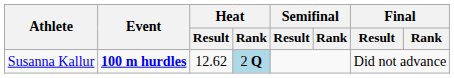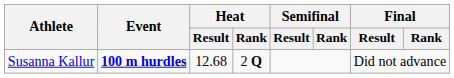(211, 61) 12.62 -> (211, 61) 12.68
(251, 61) lightblue background -> (251, 61) no background
